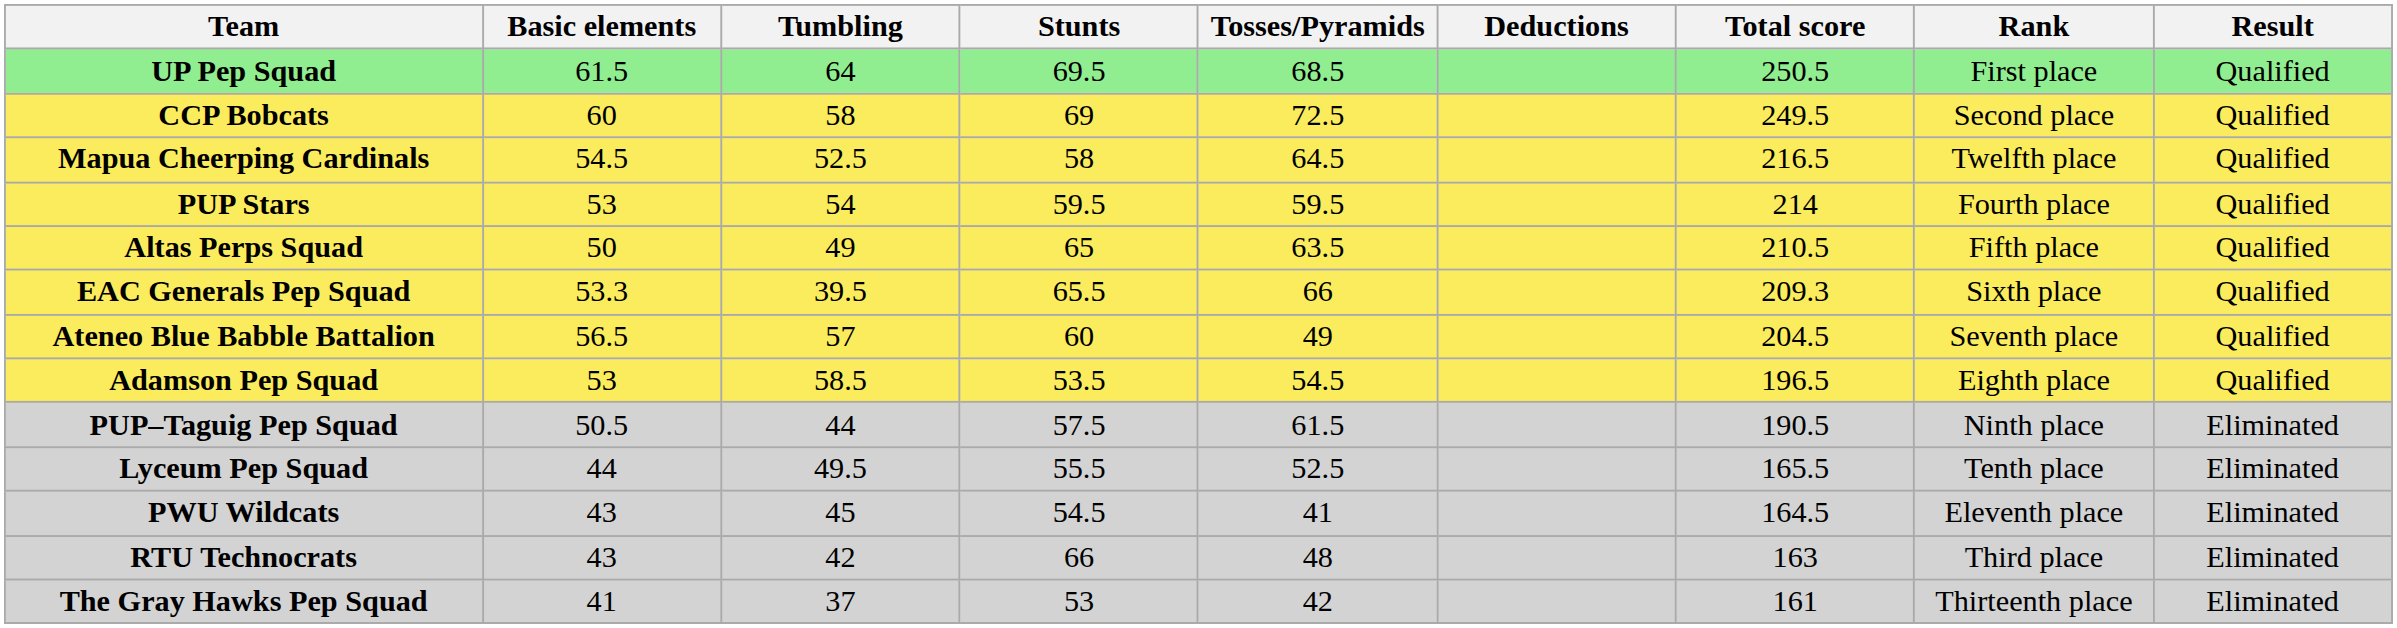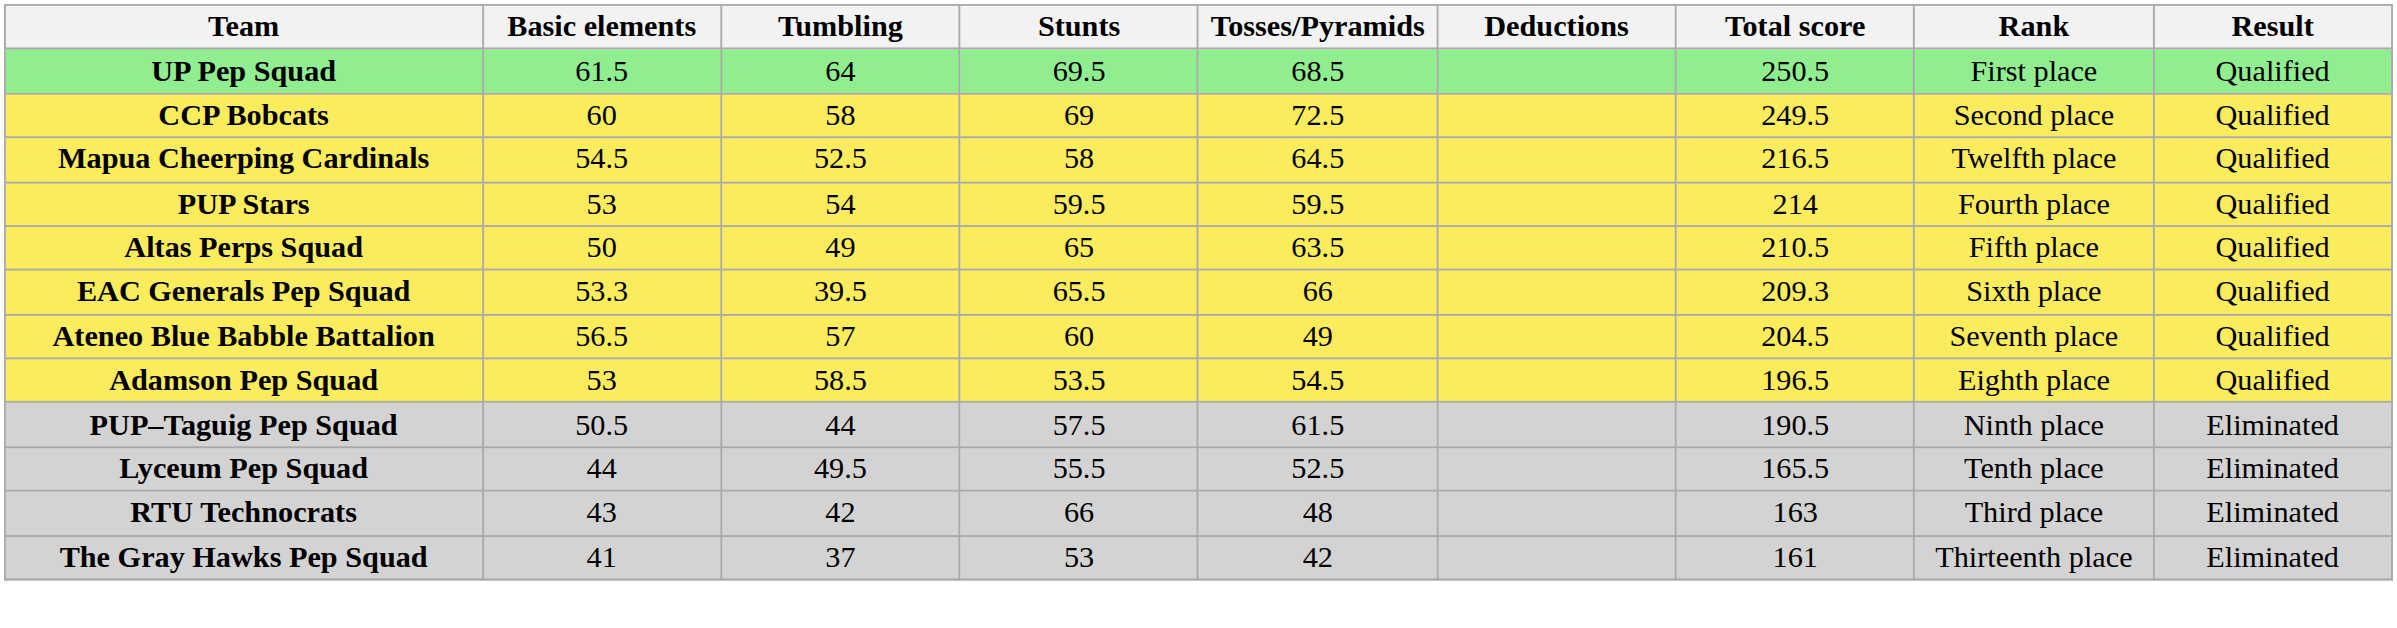- row: (244, 512)
